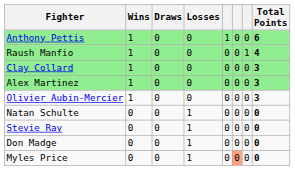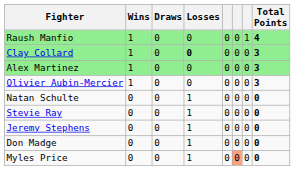- row: (45, 38)
(189, 68) normal -> (189, 53) bold
+ row: (48, 128)
